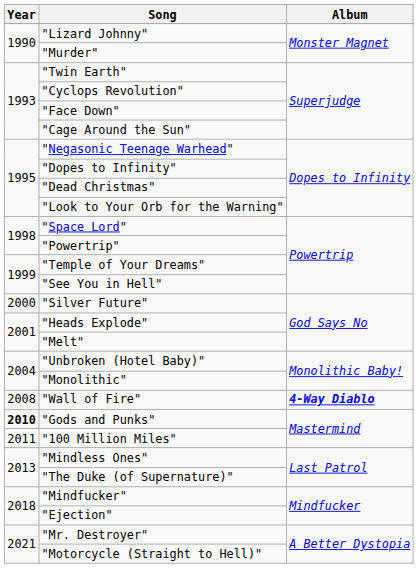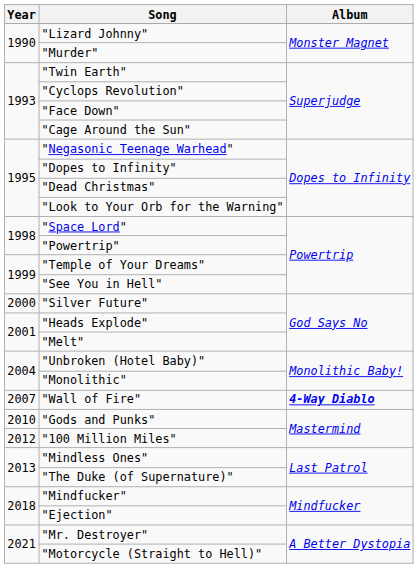(22, 400) 2008 -> (22, 400) 2007
(22, 419) bold -> (22, 419) normal
(22, 438) 2011 -> (22, 438) 2012
